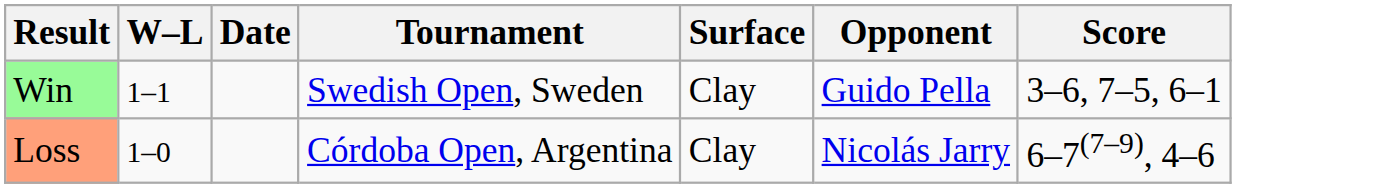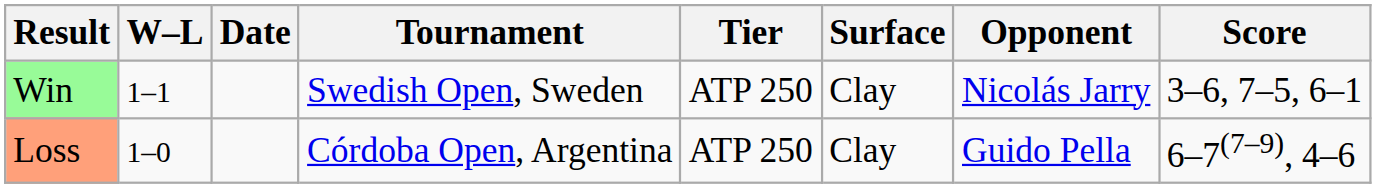+ column: (751, 32)
(906, 88) Guido Pella -> (1056, 88) Nicolás Jarry
(916, 150) Nicolás Jarry -> (1046, 150) Guido Pella
